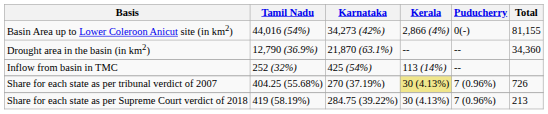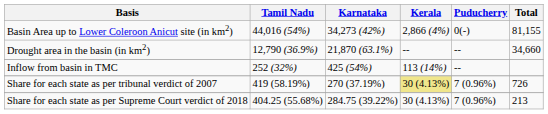(526, 49) 34,360 -> (526, 49) 34,660
(288, 84) 404.25 (55.68%) -> (281, 84) 419 (58.19%)
(281, 100) 419 (58.19%) -> (288, 100) 404.25 (55.68%)
